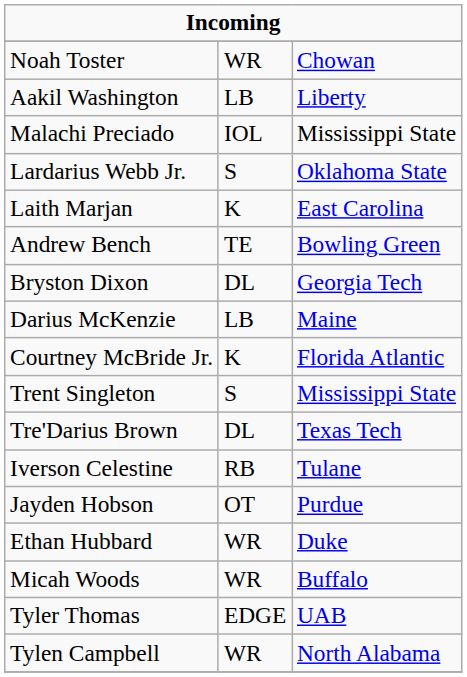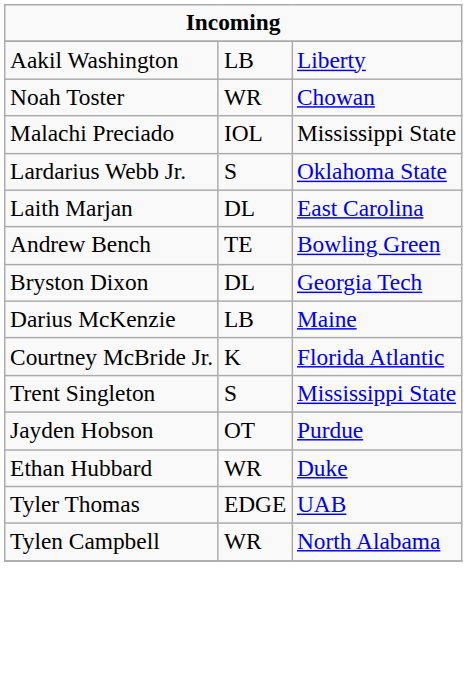rows swapped: (94, 97) <-> (67, 60)
(232, 208) K -> (240, 208) DL
- row: (94, 430)
- row: (92, 467)
- row: (75, 578)
